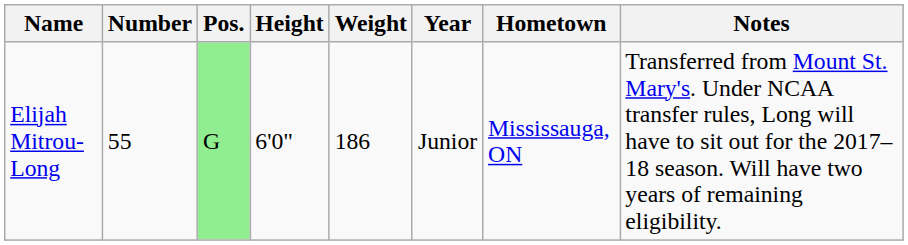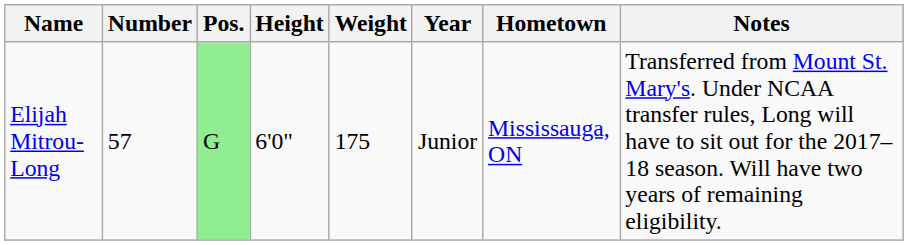(120, 140) 55 -> (120, 140) 57
(352, 140) 186 -> (352, 140) 175
